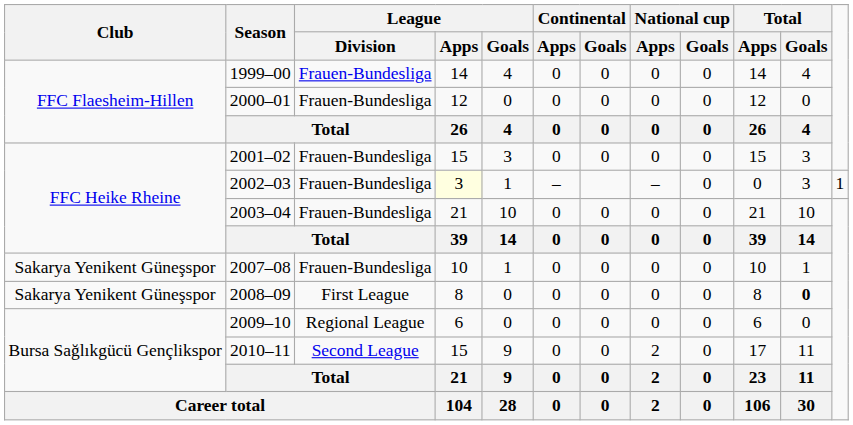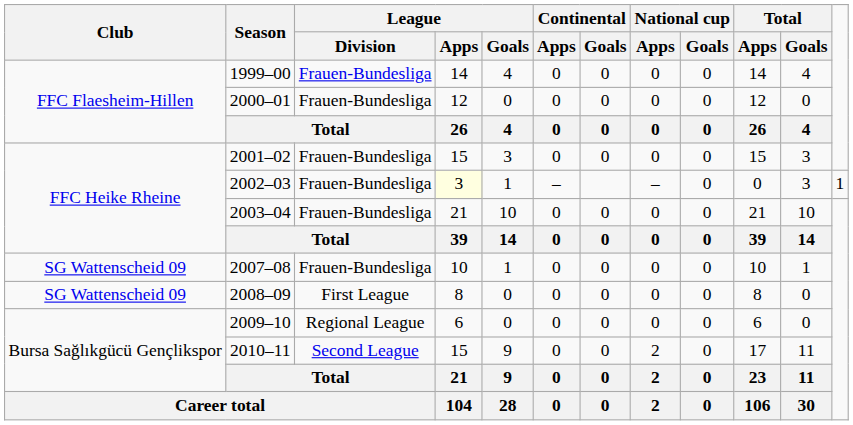(115, 267) Sakarya Yenikent Güneşspor -> (115, 267) SG Wattenscheid 09
(115, 294) Sakarya Yenikent Güneşspor -> (115, 294) SG Wattenscheid 09
(806, 294) bold -> (806, 294) normal
